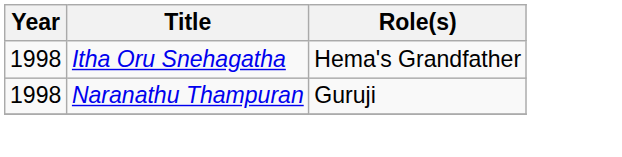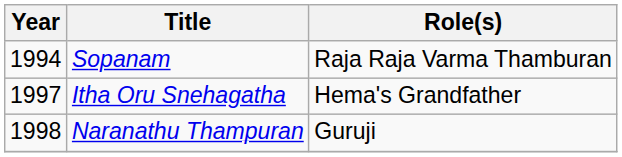+ row: (121, 59)
(36, 59) 1998 -> (36, 95) 1997
